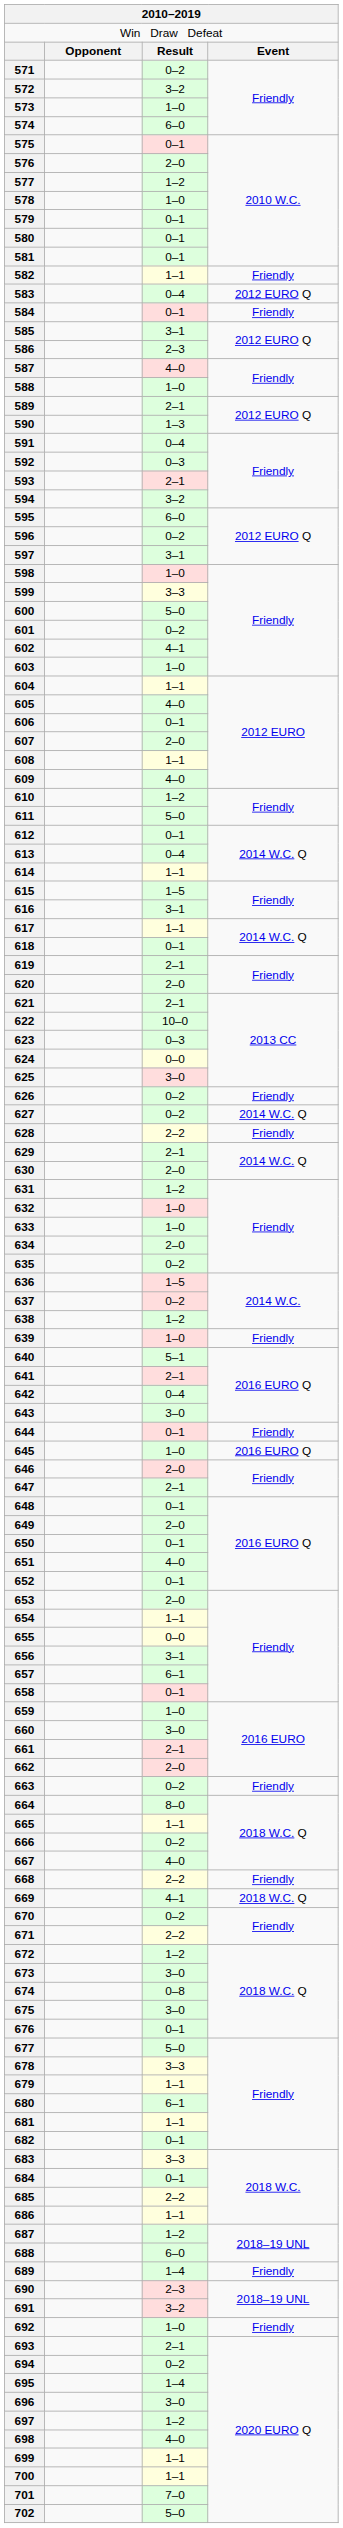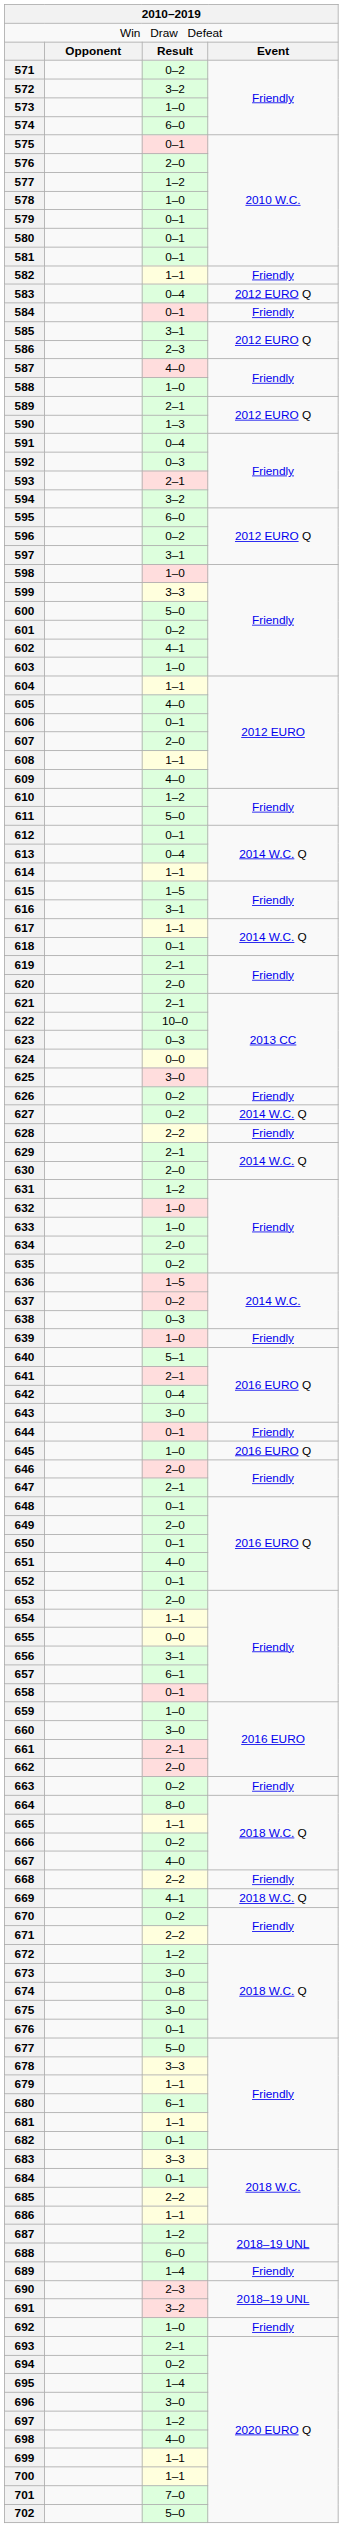(175, 1320) 1–2 -> (175, 1320) 0–3
